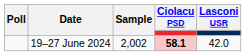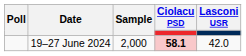(134, 42) 2,002 -> (134, 42) 2,000
